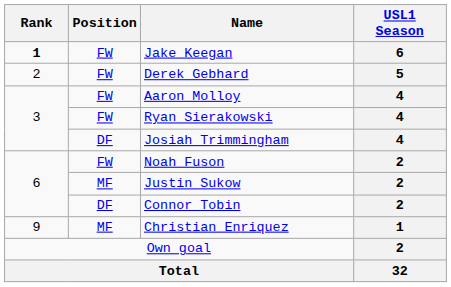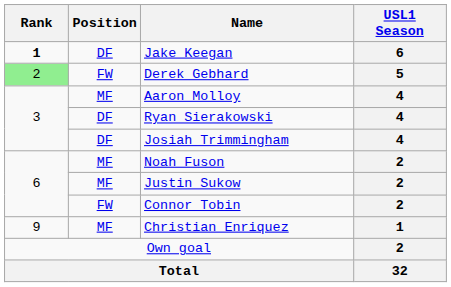(105, 53) FW -> (105, 53) DF
(37, 75) no background -> (37, 75) lightgreen background
(105, 96) FW -> (105, 96) MF
(105, 118) FW -> (105, 118) DF
(105, 162) FW -> (105, 162) MF
(105, 205) DF -> (105, 205) FW
